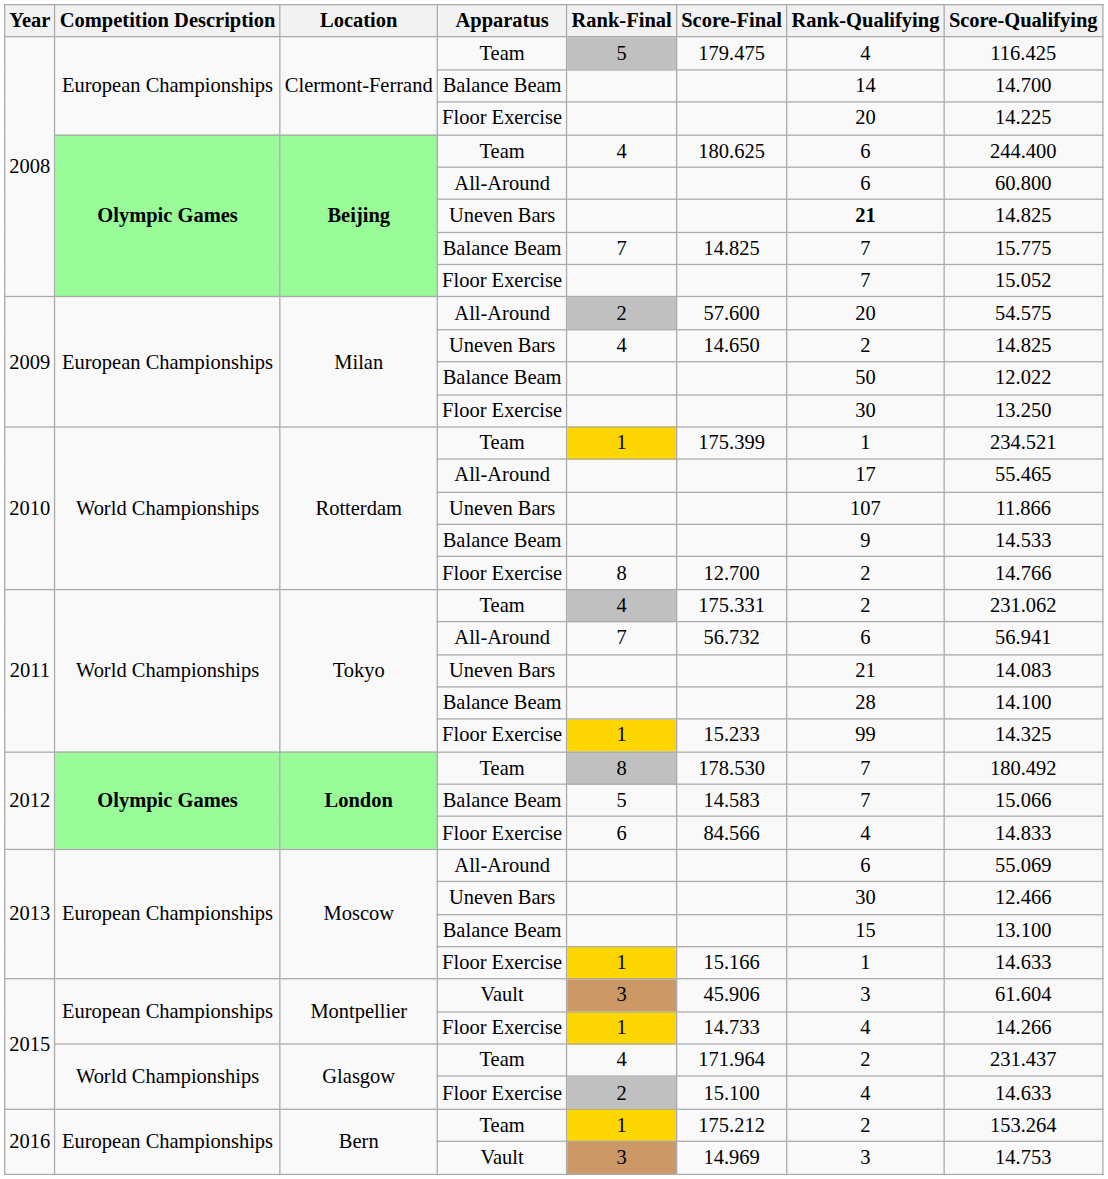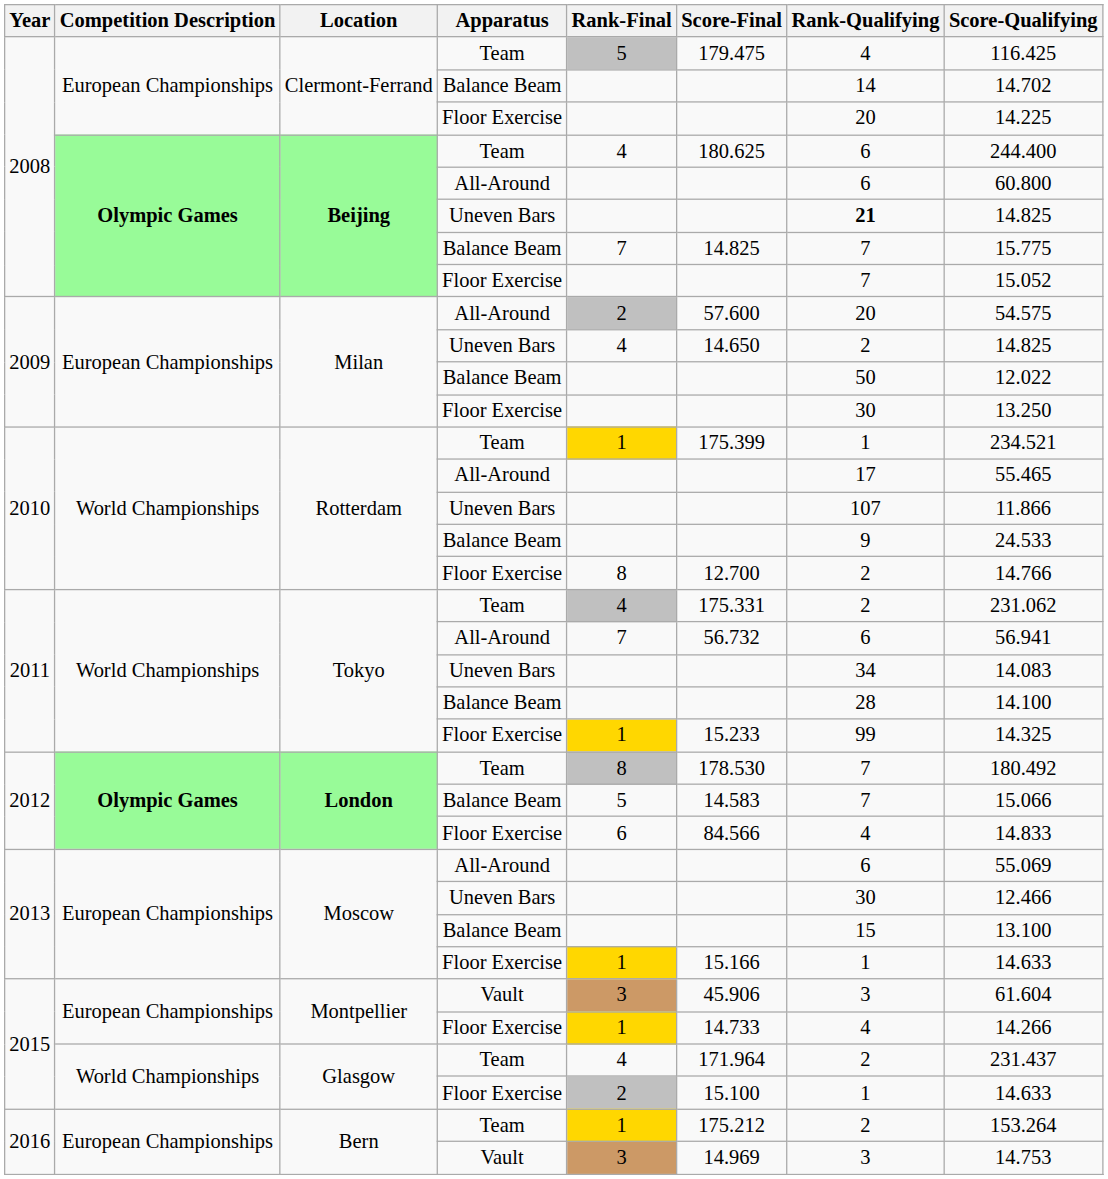(1023, 85) 14.700 -> (1023, 85) 14.702
(1023, 540) 14.533 -> (1023, 540) 24.533
(865, 670) 21 -> (865, 670) 34
(865, 1092) 4 -> (865, 1092) 1
